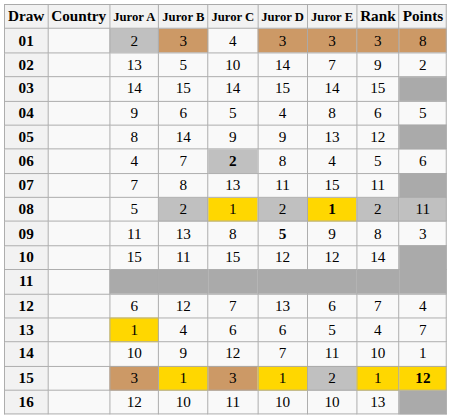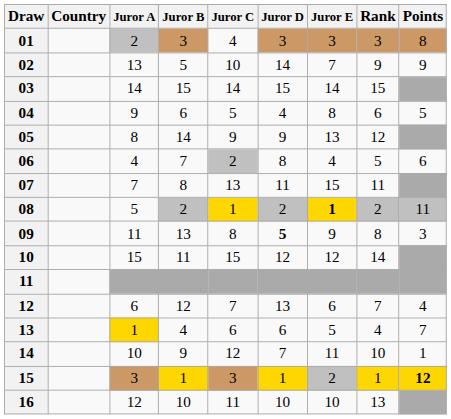(423, 64) 2 -> (423, 64) 9
(233, 161) bold -> (233, 161) normal
